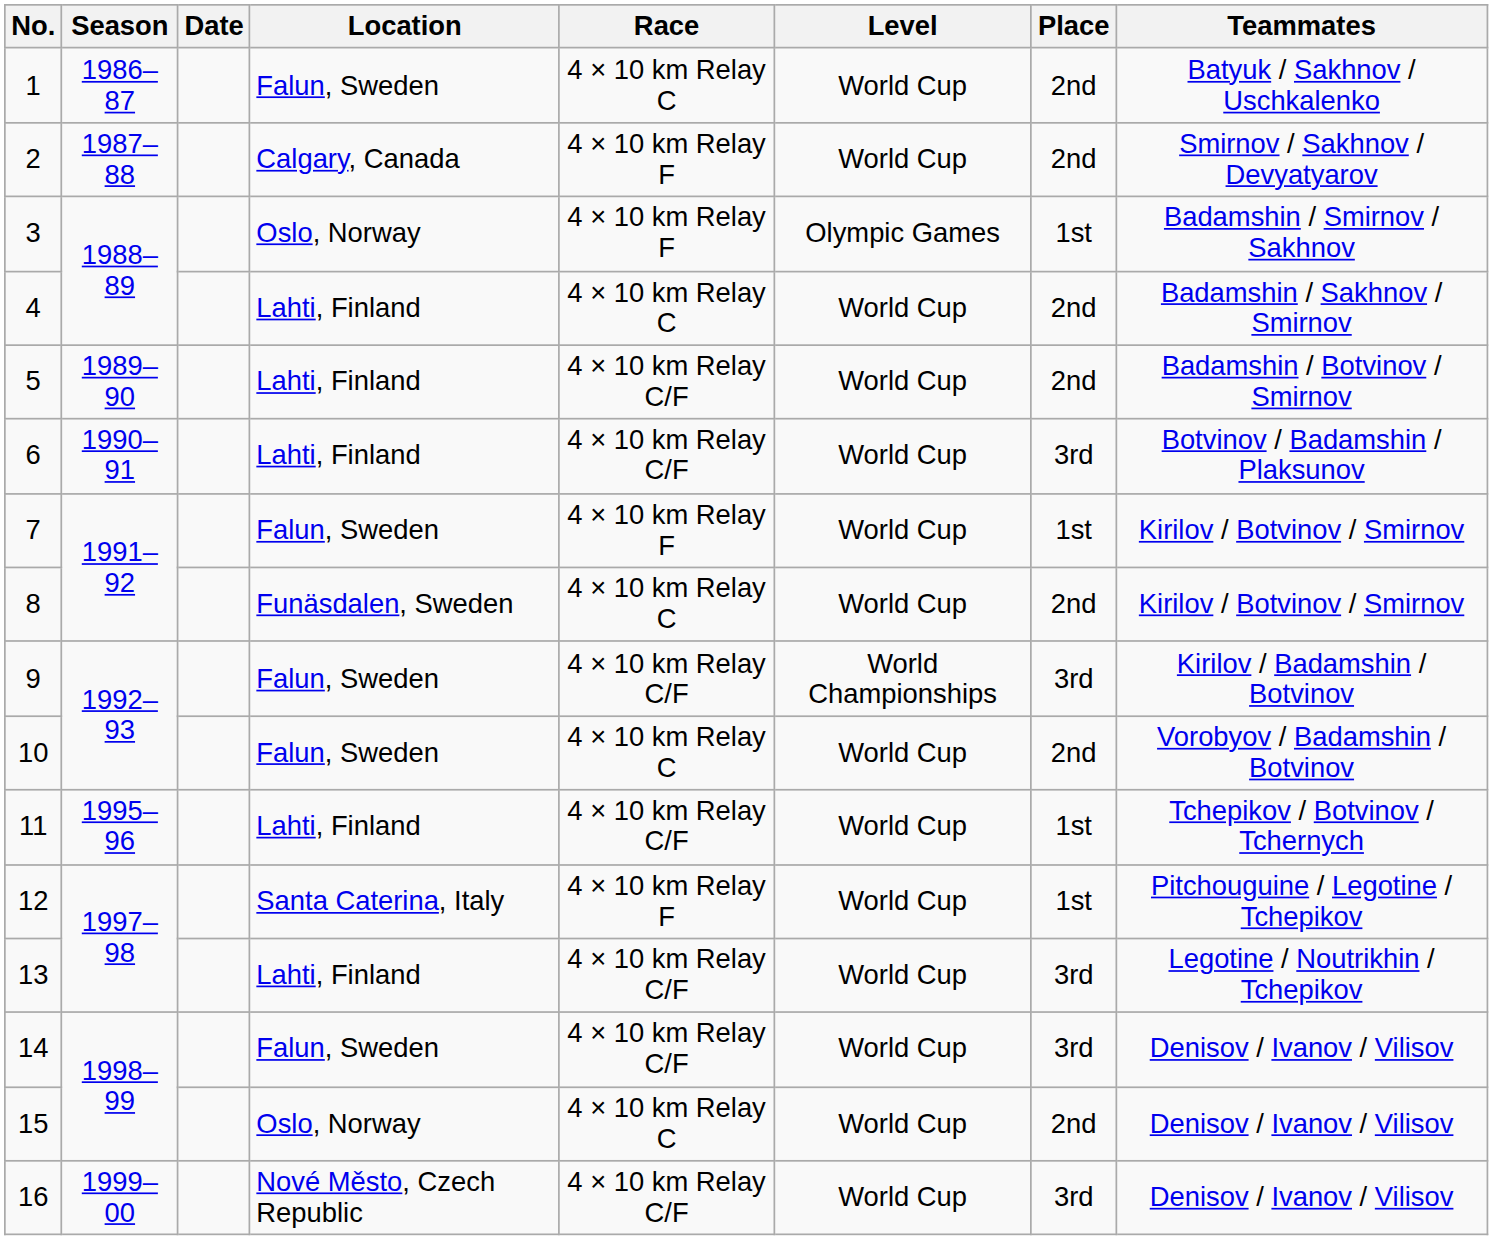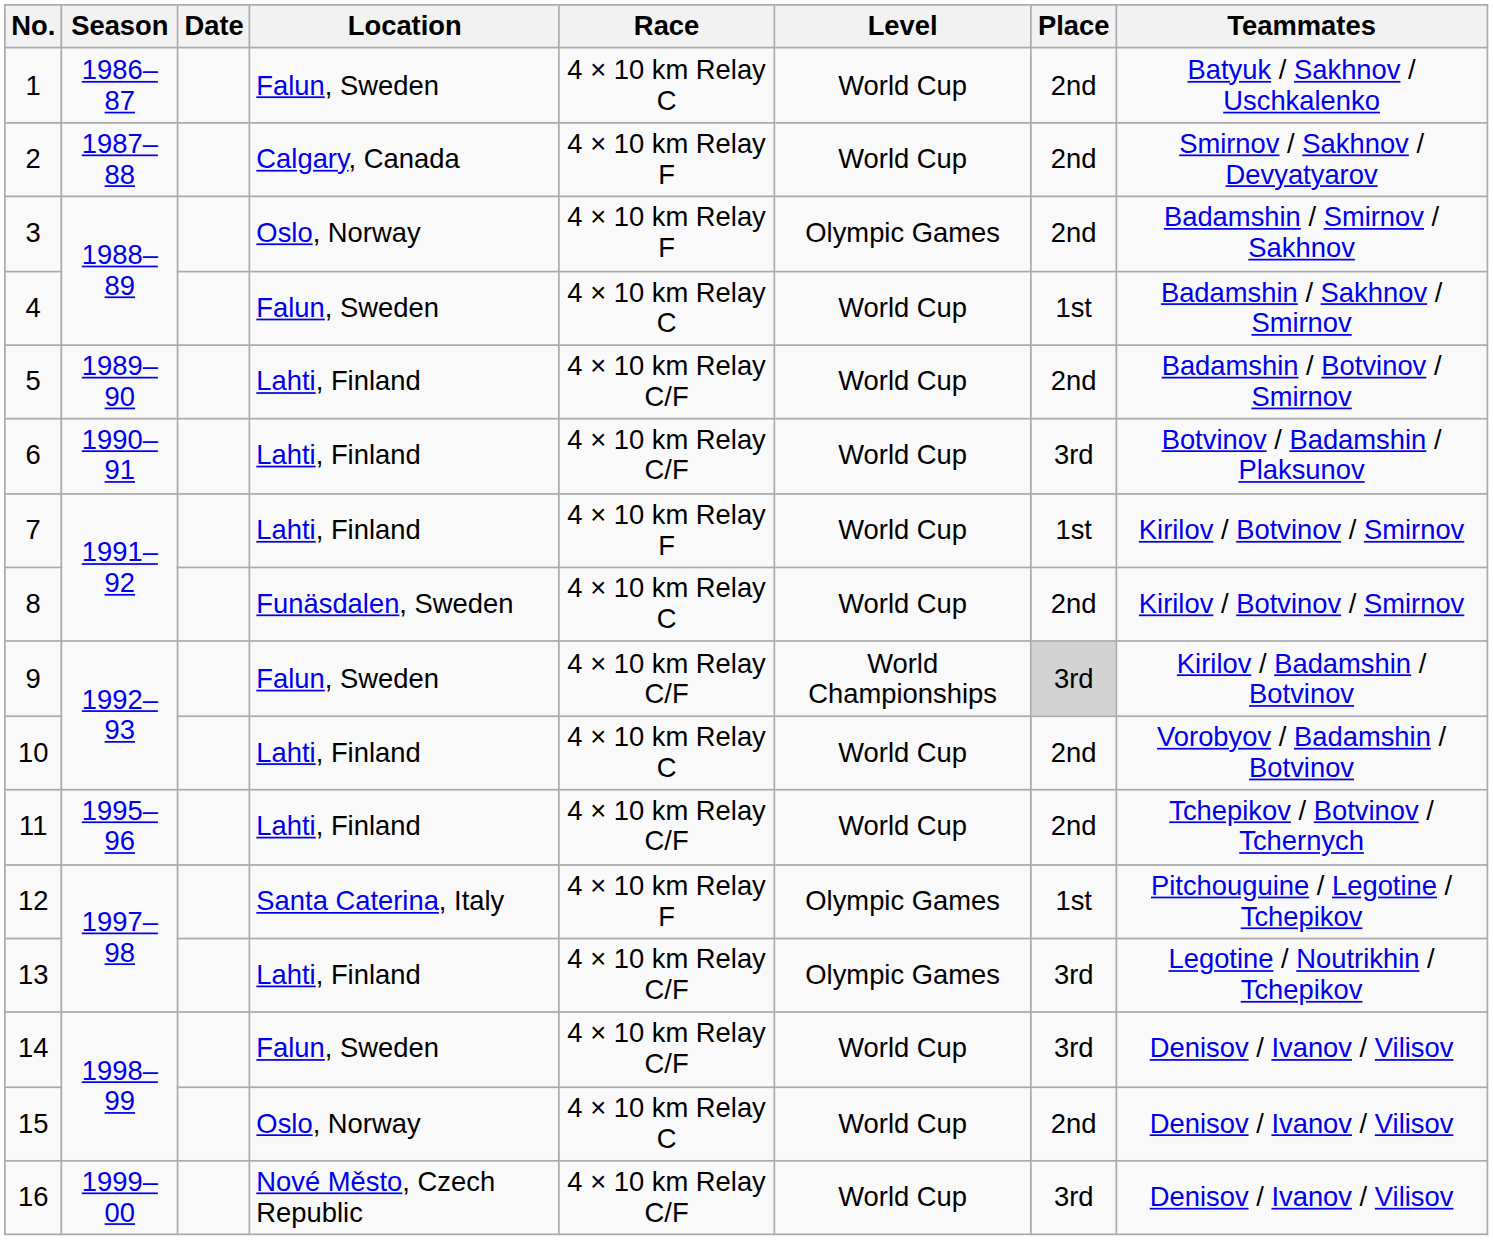(1074, 233) 1st -> (1074, 233) 2nd
(339, 307) Lahti, Finland -> (348, 307) Falun, Sweden
(1074, 307) 2nd -> (1074, 307) 1st
(348, 530) Falun, Sweden -> (339, 530) Lahti, Finland
(1074, 678) no background -> (1074, 678) lightgrey background
(348, 752) Falun, Sweden -> (339, 752) Lahti, Finland
(1074, 826) 1st -> (1074, 826) 2nd
(903, 900) World Cup -> (903, 900) Olympic Games
(903, 975) World Cup -> (903, 975) Olympic Games
